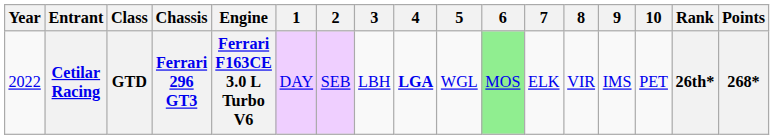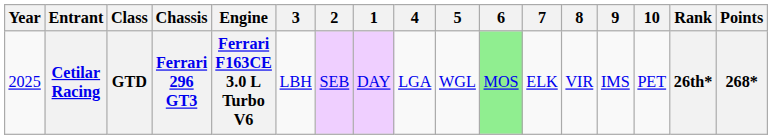columns swapped: (296, 17) <-> (374, 17)
(25, 82) 2022 -> (25, 82) 2025
(416, 82) bold -> (415, 82) normal
